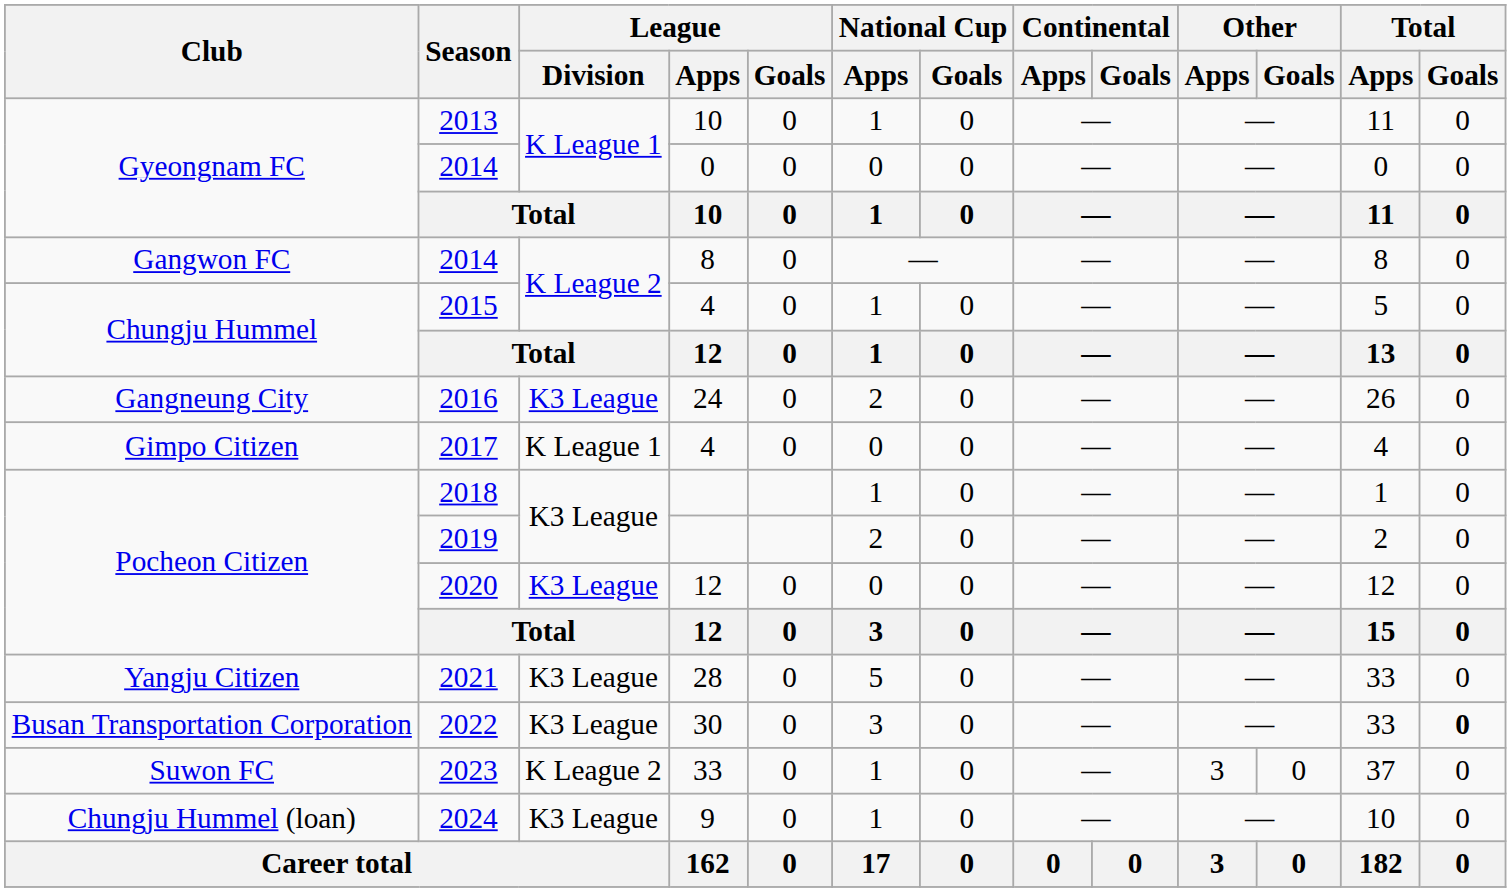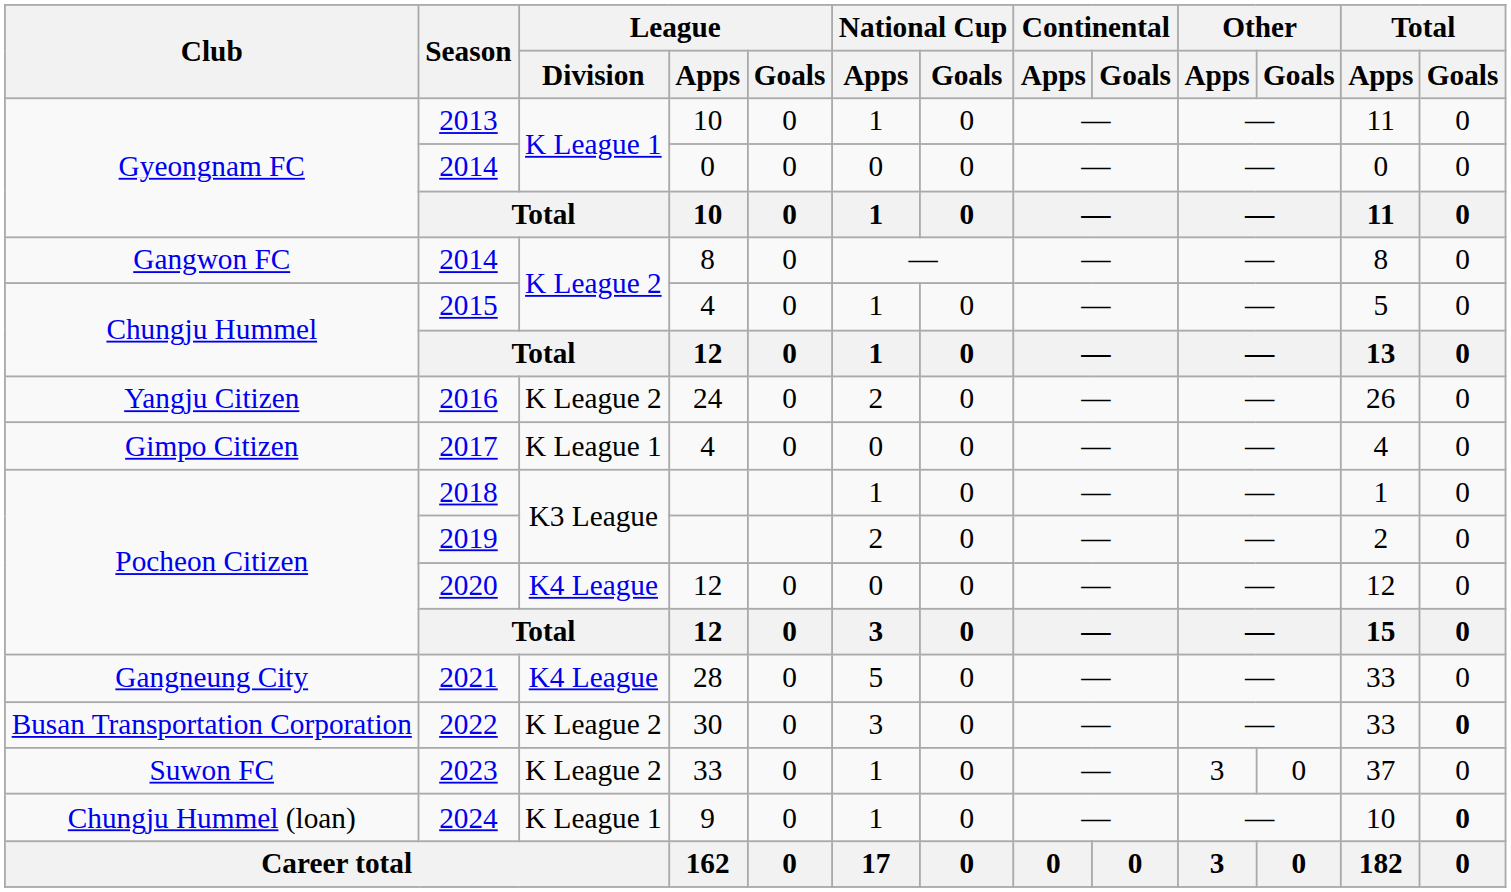(212, 399) Gangneung City -> (212, 399) Yangju Citizen
(593, 399) K3 League -> (593, 399) K League 2
(593, 584) K3 League -> (593, 584) K4 League
(212, 677) Yangju Citizen -> (212, 677) Gangneung City
(593, 677) K3 League -> (593, 677) K4 League
(593, 724) K3 League -> (593, 724) K League 2
(593, 817) K3 League -> (593, 817) K League 1
(1463, 817) normal -> (1463, 817) bold
